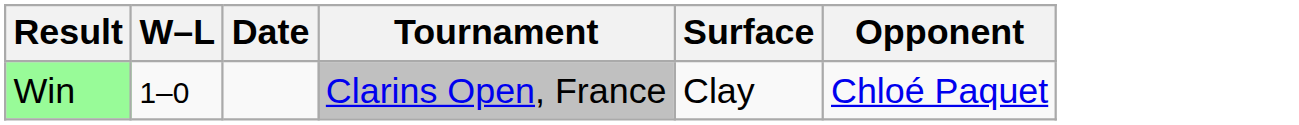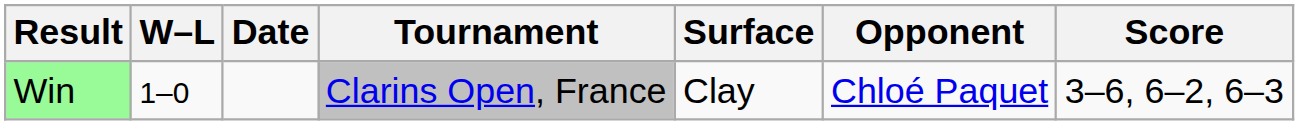+ column: (1174, 32)
